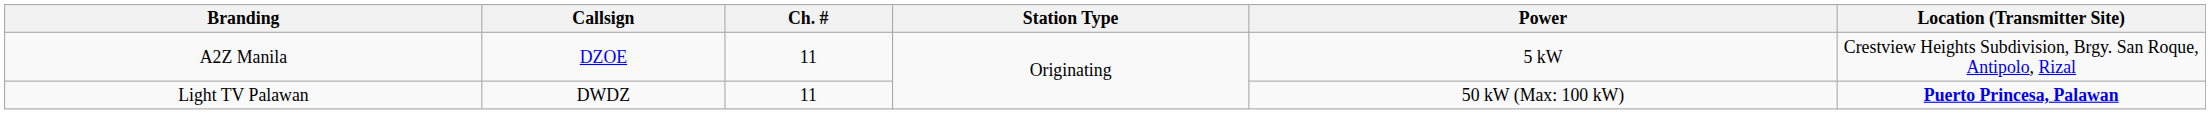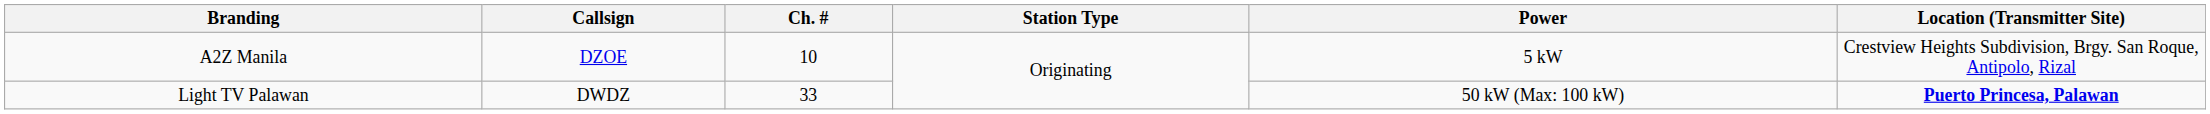(808, 56) 11 -> (808, 56) 10
(808, 94) 11 -> (808, 94) 33
